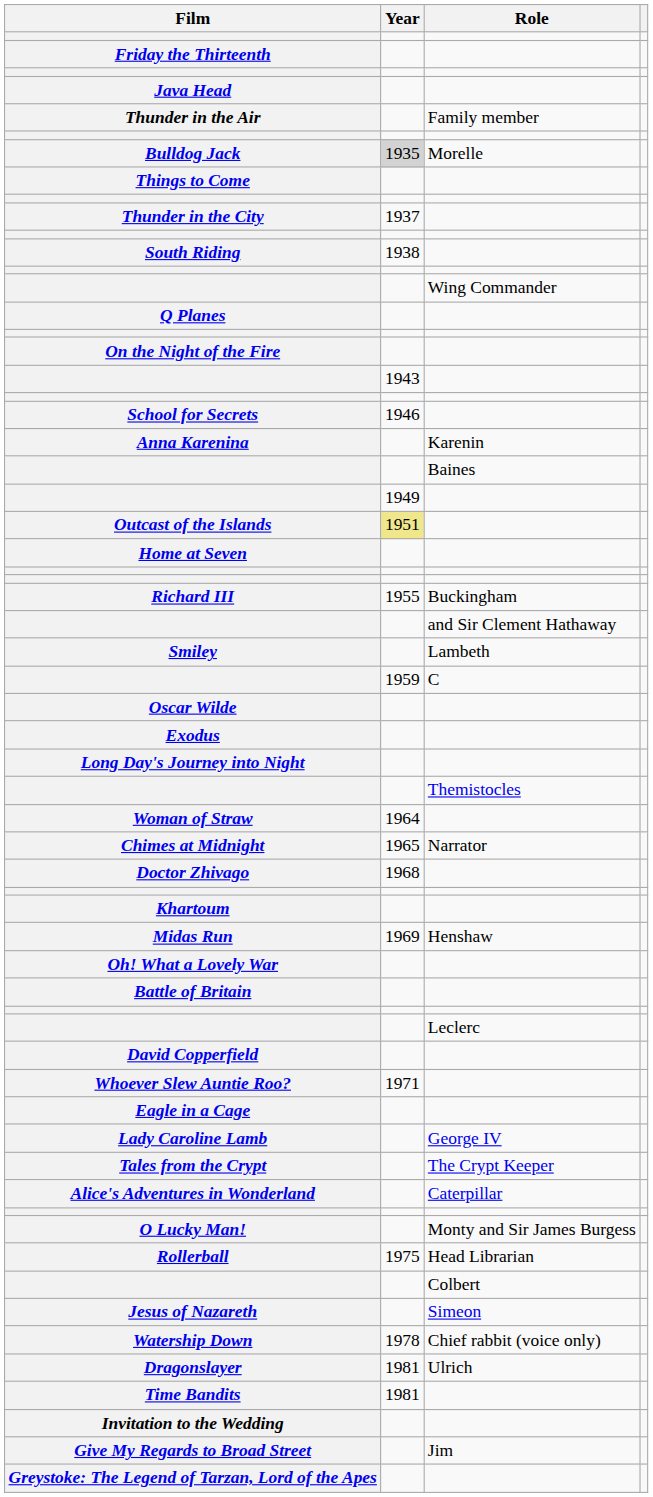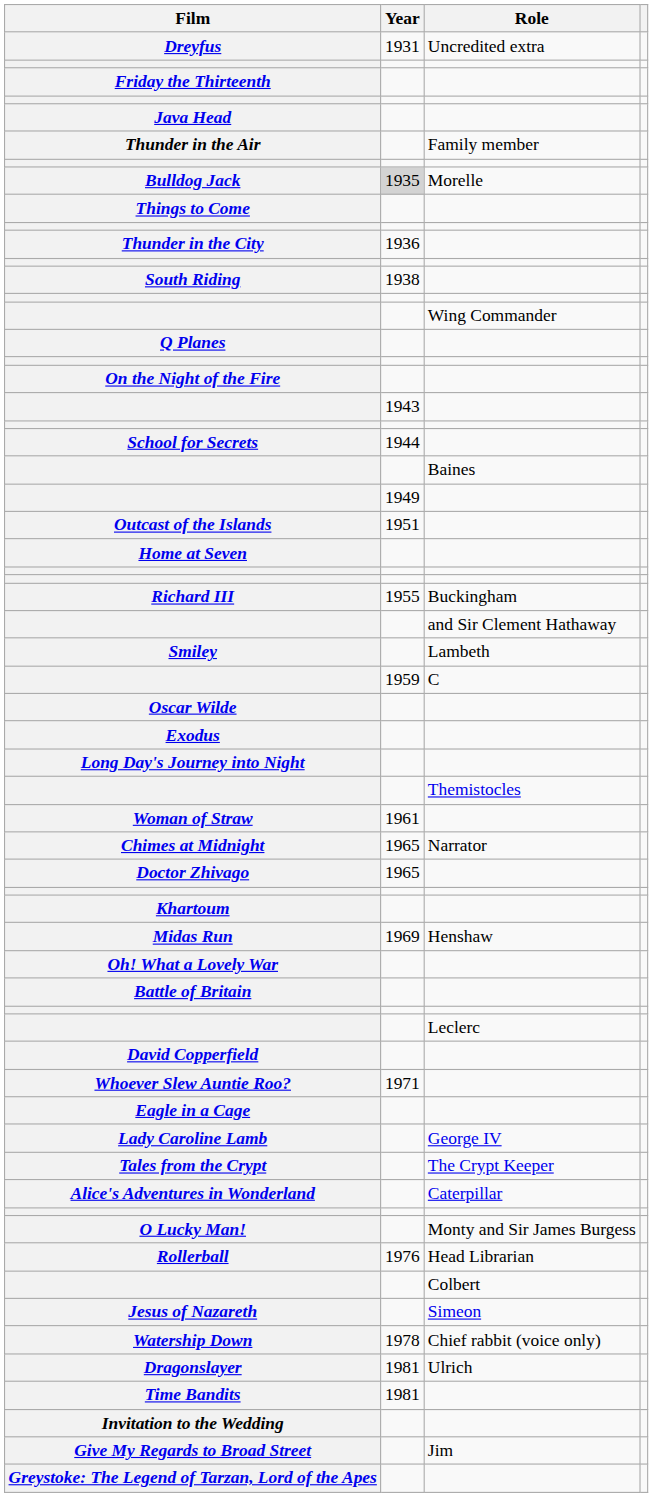+ row: (193, 45)
(402, 216) 1937 -> (402, 244) 1936
(402, 414) 1946 -> (402, 442) 1944
- row: (193, 442)
(402, 525) khaki background -> (402, 525) no background
(402, 817) 1964 -> (402, 817) 1961
(402, 873) 1968 -> (402, 873) 1965
(402, 1256) 1975 -> (402, 1256) 1976
